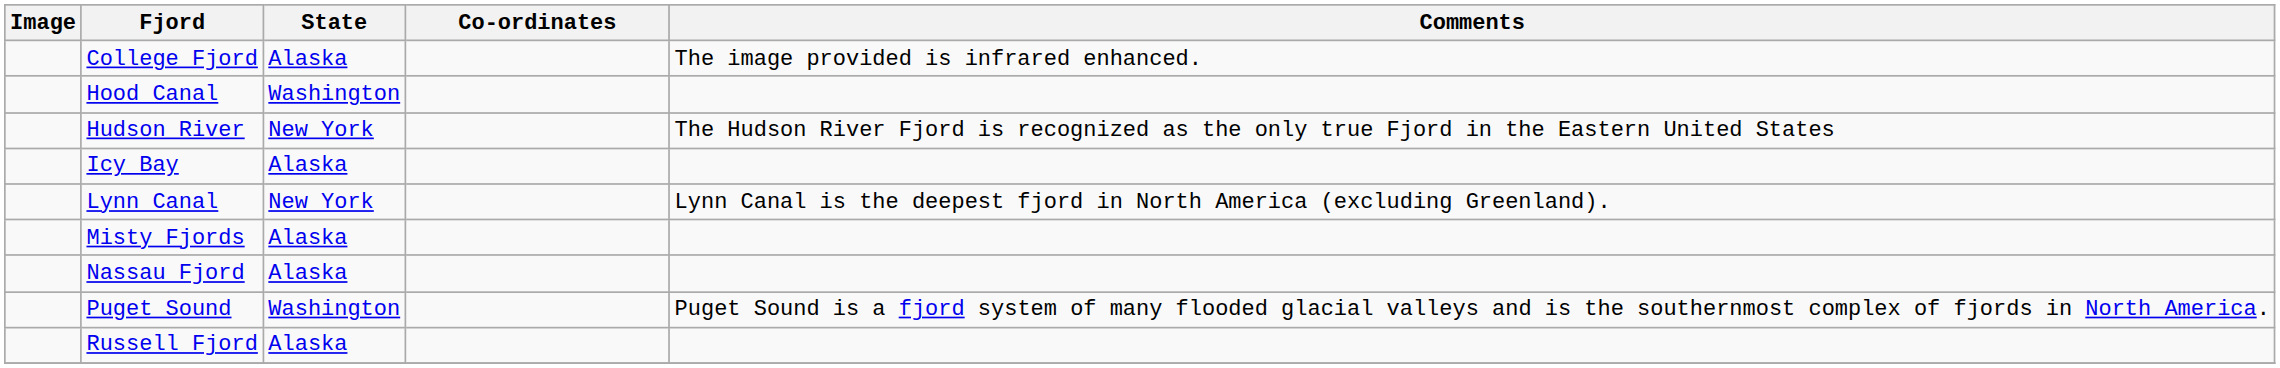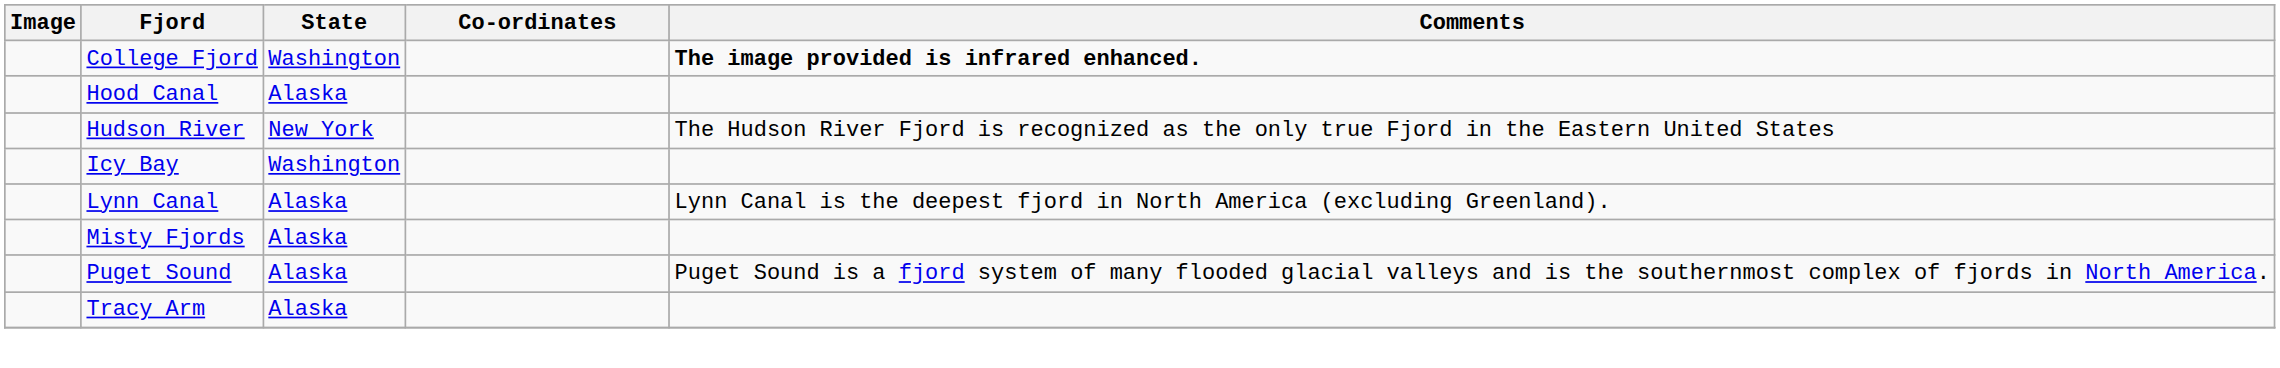(308, 59) Alaska -> (334, 59) Washington
(938, 59) normal -> (938, 59) bold
(334, 94) Washington -> (308, 94) Alaska
(308, 166) Alaska -> (334, 166) Washington
(321, 202) New York -> (308, 202) Alaska
- row: (166, 273)
(334, 309) Washington -> (308, 273) Alaska
- row: (172, 345)
+ row: (146, 309)
